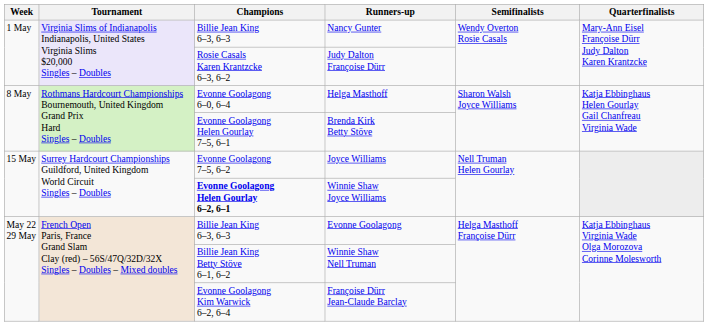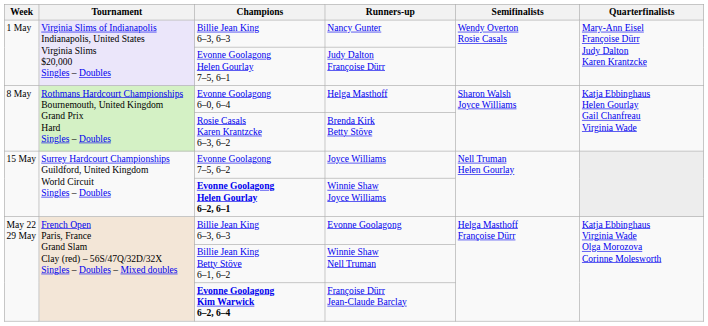(229, 66) Rosie Casals Karen Krantzcke 6–3, 6–2 -> (234, 66) Evonne Goolagong Helen Gourlay 7–5, 6–1
(234, 132) Evonne Goolagong Helen Gourlay 7–5, 6–1 -> (229, 132) Rosie Casals Karen Krantzcke 6–3, 6–2
(234, 302) normal -> (236, 302) bold
